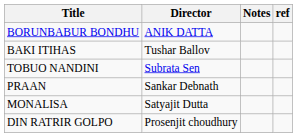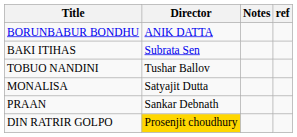(177, 50) Tushar Ballov -> (172, 50) Subrata Sen
(172, 68) Subrata Sen -> (177, 68) Tushar Ballov
rows swapped: (37, 104) <-> (27, 86)
(191, 123) no background -> (191, 123) gold background
